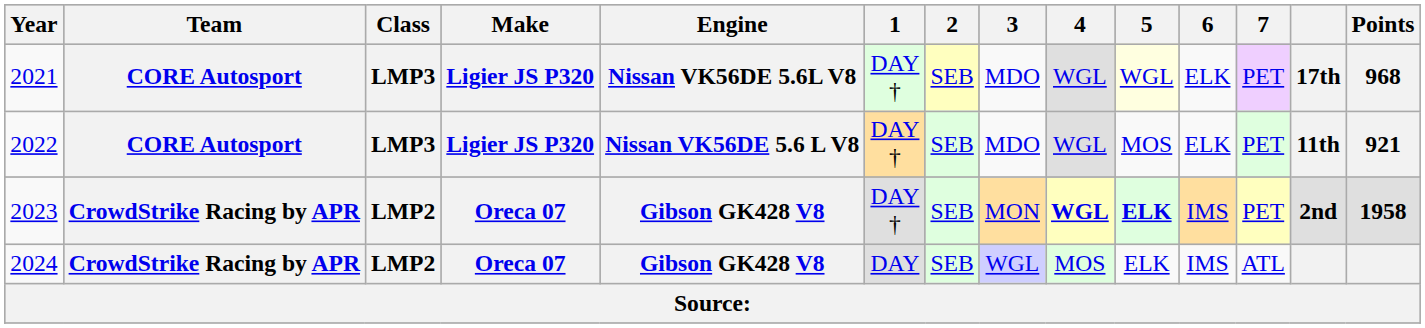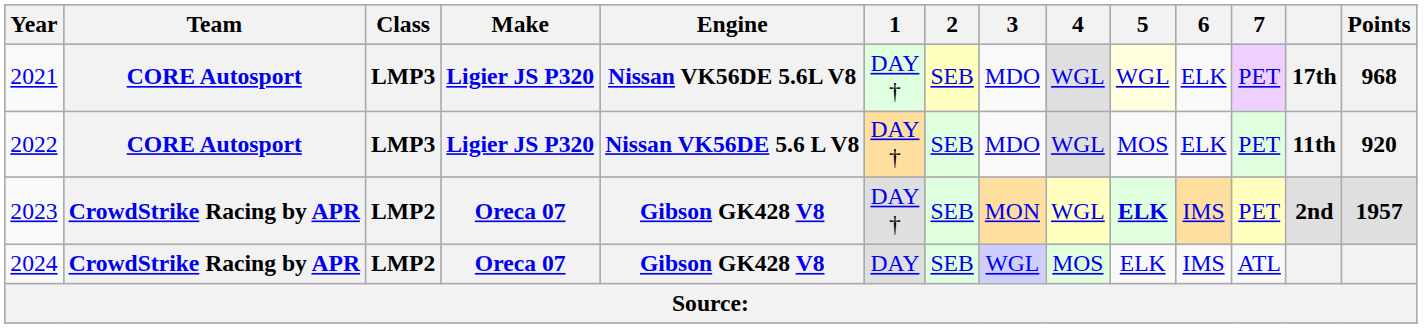(1383, 144) 921 -> (1379, 144) 920
(1080, 210) bold -> (1078, 210) normal
(1383, 210) 1958 -> (1379, 210) 1957
